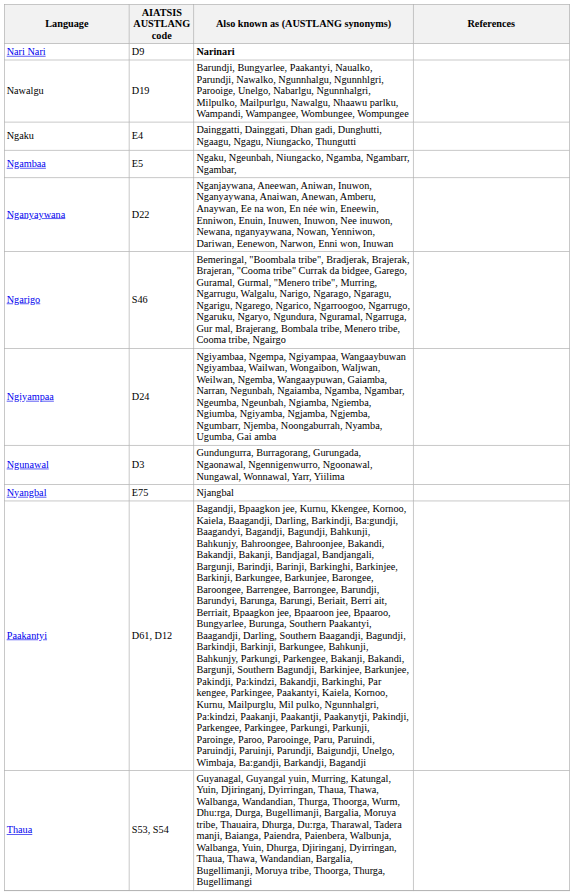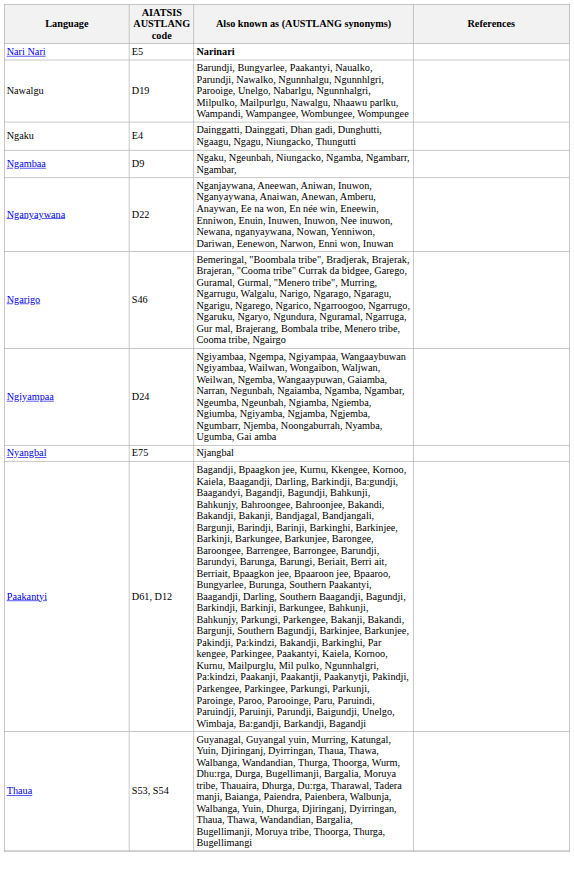(138, 51) D9 -> (137, 51) E5
(137, 163) E5 -> (138, 163) D9
- row: (28, 465)
